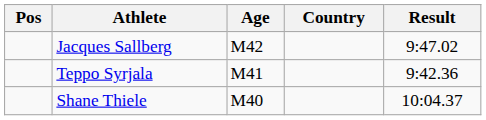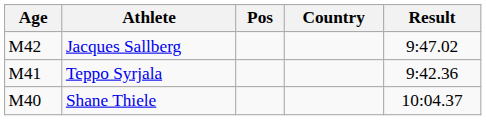columns swapped: (28, 18) <-> (255, 18)
